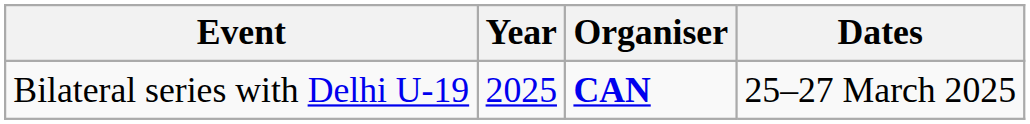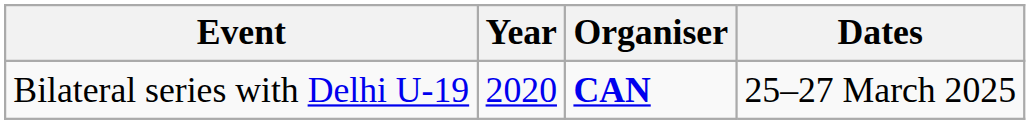(521, 89) 2025 -> (521, 89) 2020
